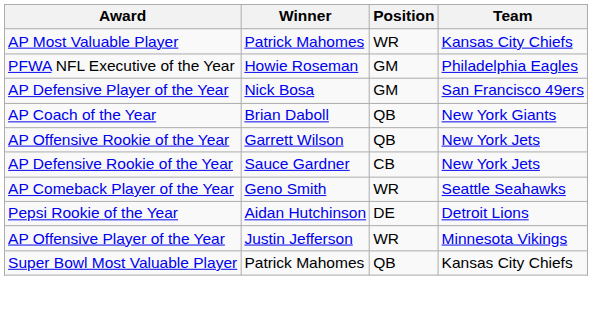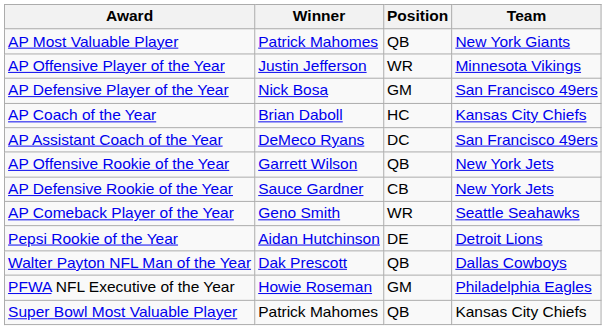(386, 41) WR -> (398, 41) QB
(507, 41) Kansas City Chiefs -> (513, 41) New York Giants
rows swapped: (116, 238) <-> (121, 66)
(384, 115) QB -> (398, 115) HC
(499, 115) New York Giants -> (521, 115) Kansas City Chiefs
+ row: (115, 139)
+ row: (130, 262)
